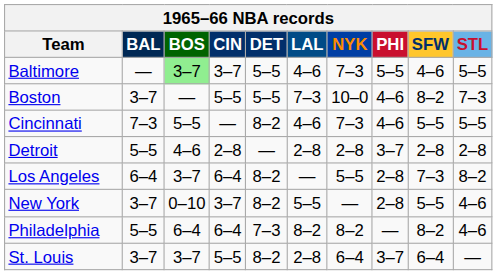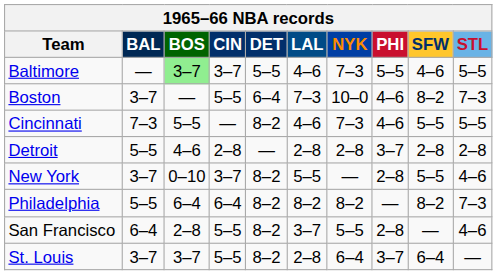(267, 97) 5–5 -> (267, 97) 6–4
- row: (54, 177)
(267, 230) 7–3 -> (267, 203) 8–2
(472, 230) 4–6 -> (472, 203) 7–3
+ row: (62, 230)
